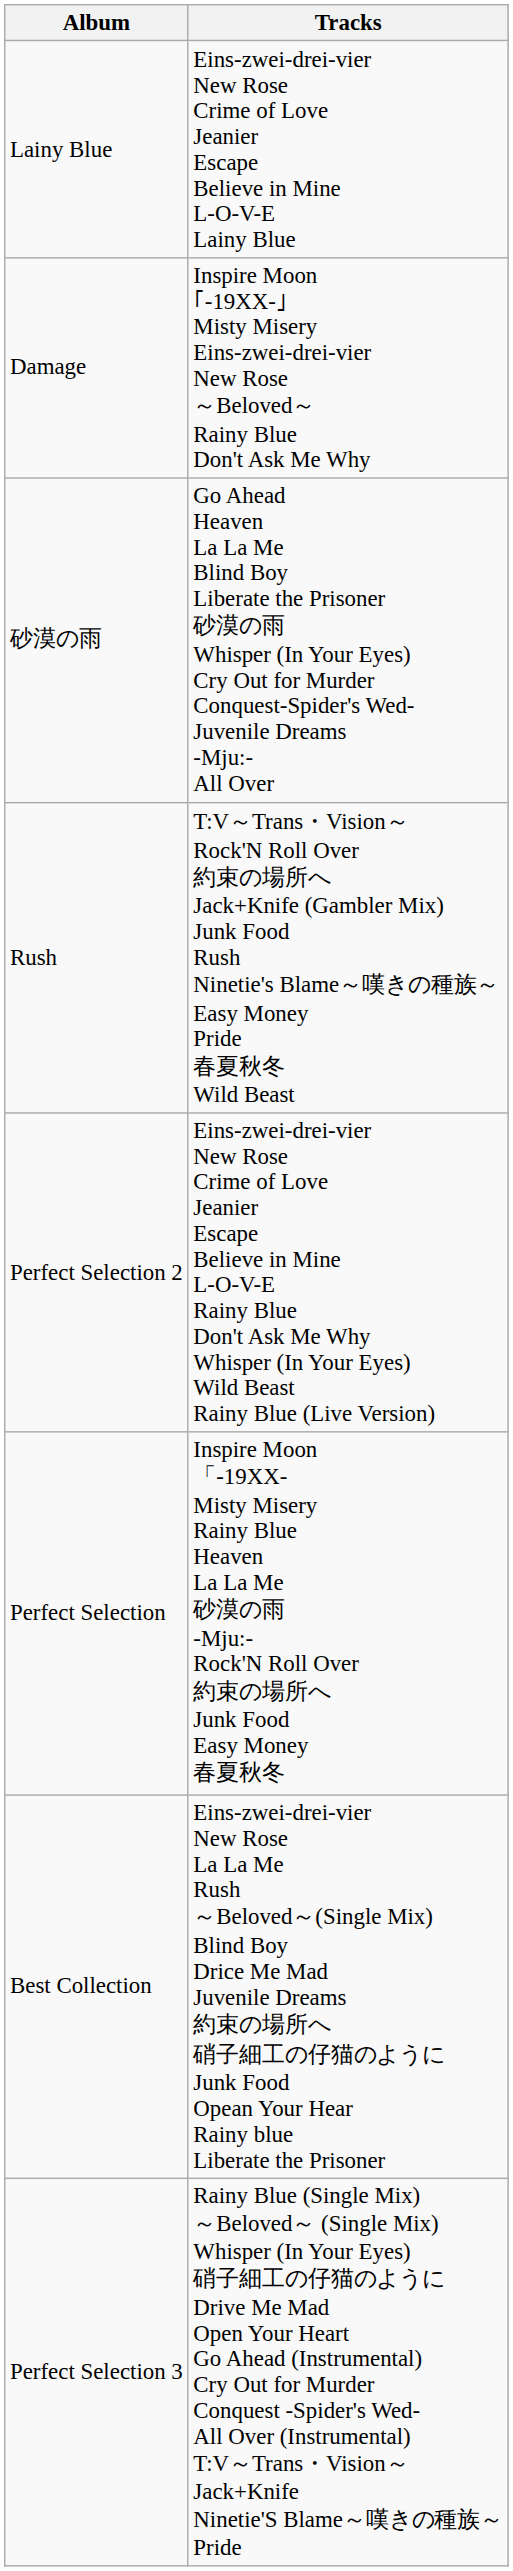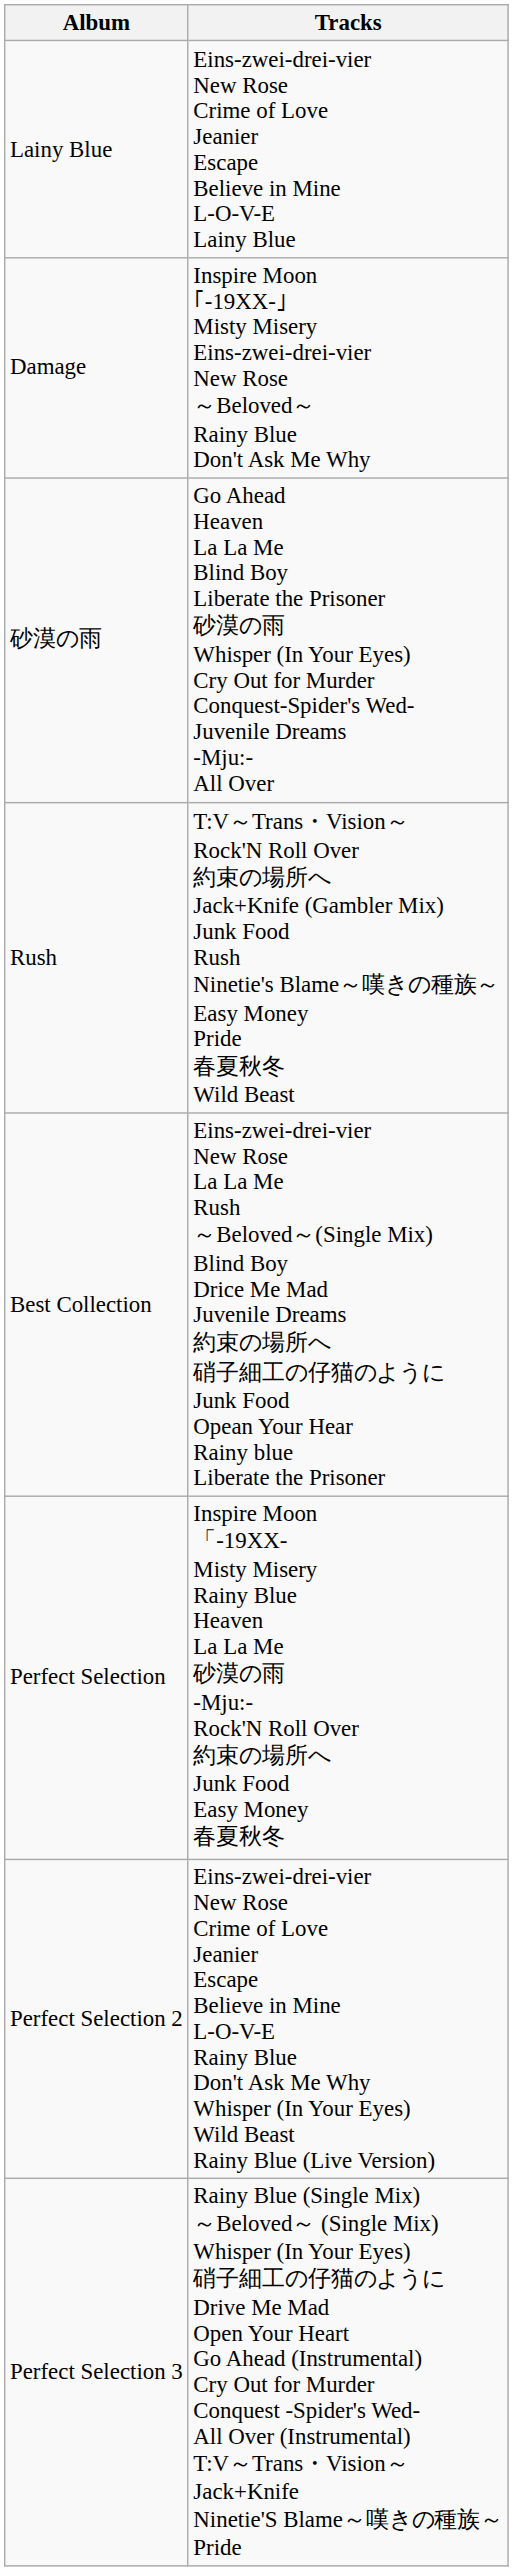rows swapped: (81, 1986) <-> (96, 1272)
